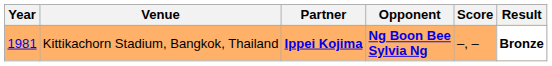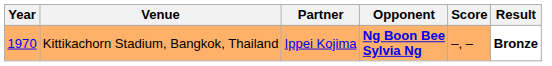(22, 43) 1981 -> (22, 43) 1970
(323, 43) bold -> (321, 43) normal
